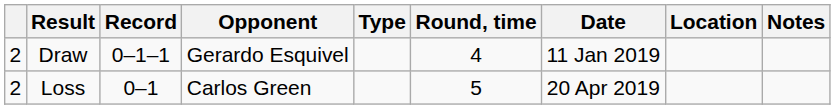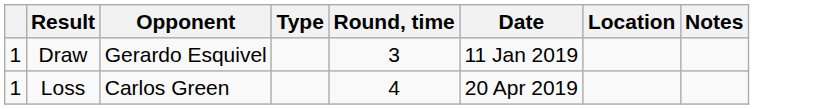- column: (141, 21)
(15, 55) 2 -> (15, 55) 1
(476, 55) 4 -> (394, 55) 3
(15, 88) 2 -> (15, 88) 1
(476, 88) 5 -> (394, 88) 4
